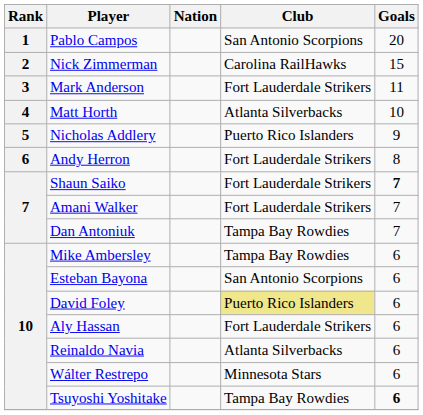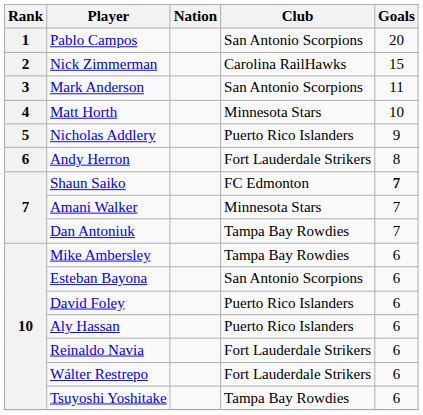(298, 87) Fort Lauderdale Strikers -> (293, 87) San Antonio Scorpions
(283, 111) Atlanta Silverbacks -> (273, 111) Minnesota Stars
(298, 183) Fort Lauderdale Strikers -> (267, 183) FC Edmonton
(298, 207) Fort Lauderdale Strikers -> (273, 207) Minnesota Stars
(289, 302) khaki background -> (289, 302) no background
(298, 326) Fort Lauderdale Strikers -> (289, 326) Puerto Rico Islanders
(283, 350) Atlanta Silverbacks -> (298, 350) Fort Lauderdale Strikers
(273, 374) Minnesota Stars -> (298, 374) Fort Lauderdale Strikers
(396, 398) bold -> (396, 398) normal
